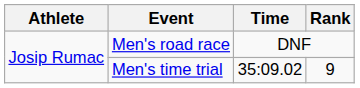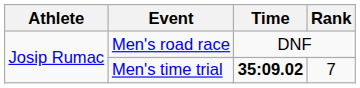(270, 70) normal -> (270, 70) bold
(330, 70) 9 -> (331, 70) 7
